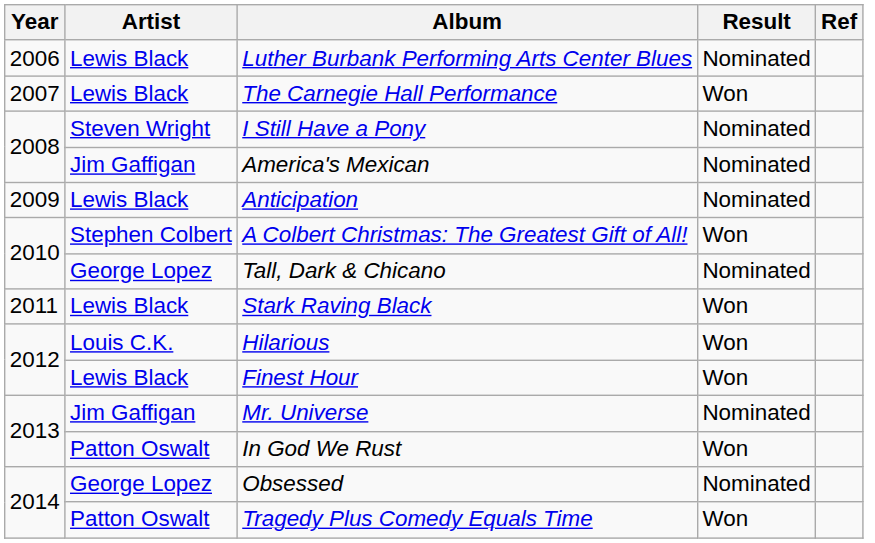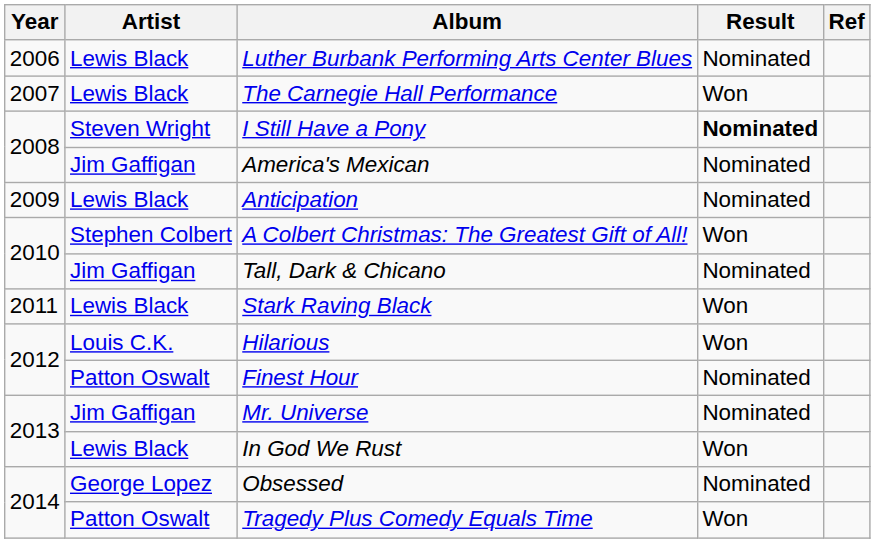(757, 128) normal -> (760, 128) bold
(141, 270) George Lopez -> (133, 270) Jim Gaffigan
(129, 377) Lewis Black -> (140, 377) Patton Oswalt
(725, 377) Won -> (757, 377) Nominated
(140, 448) Patton Oswalt -> (129, 448) Lewis Black
